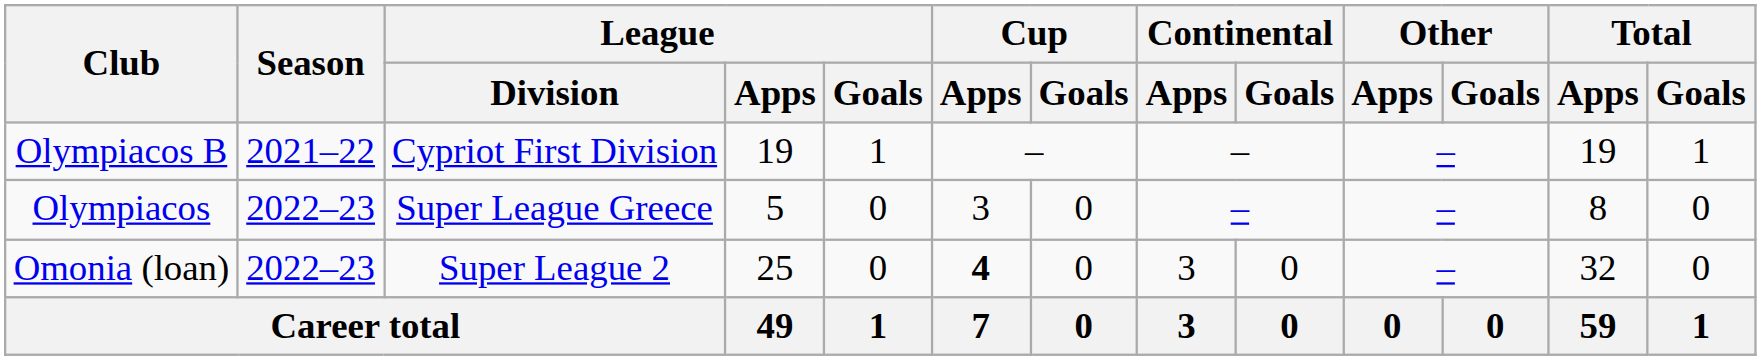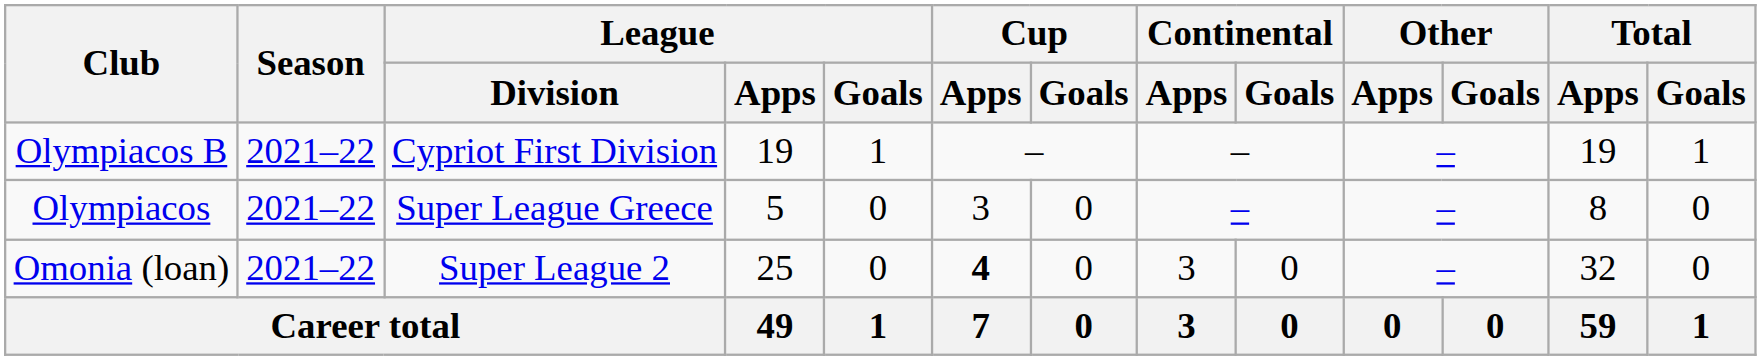(311, 208) 2022–23 -> (311, 208) 2021–22
(311, 267) 2022–23 -> (311, 267) 2021–22
